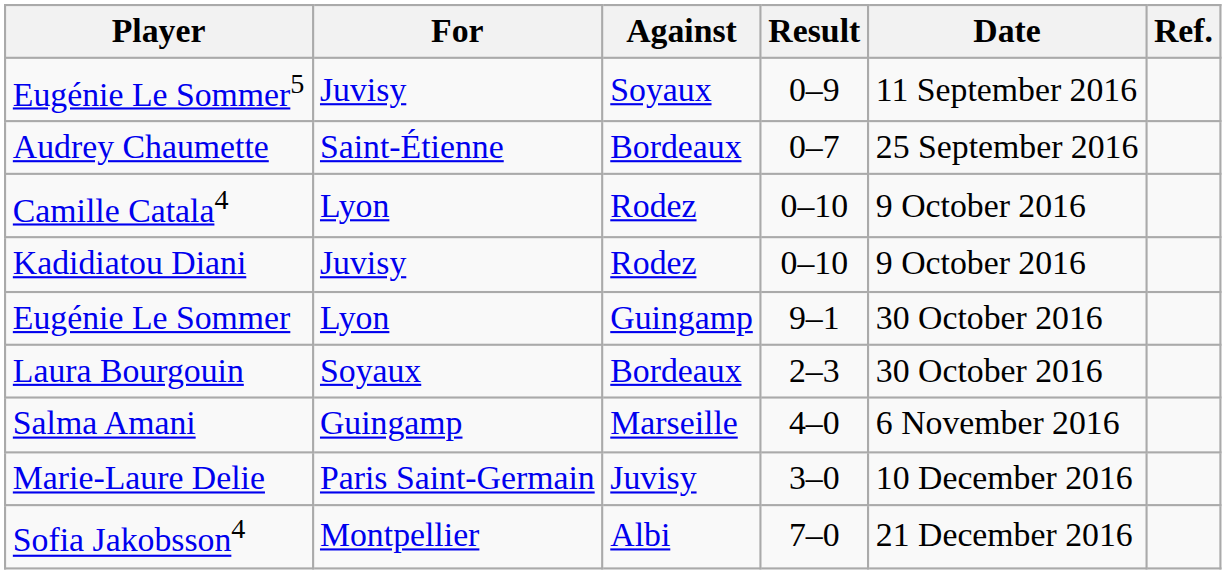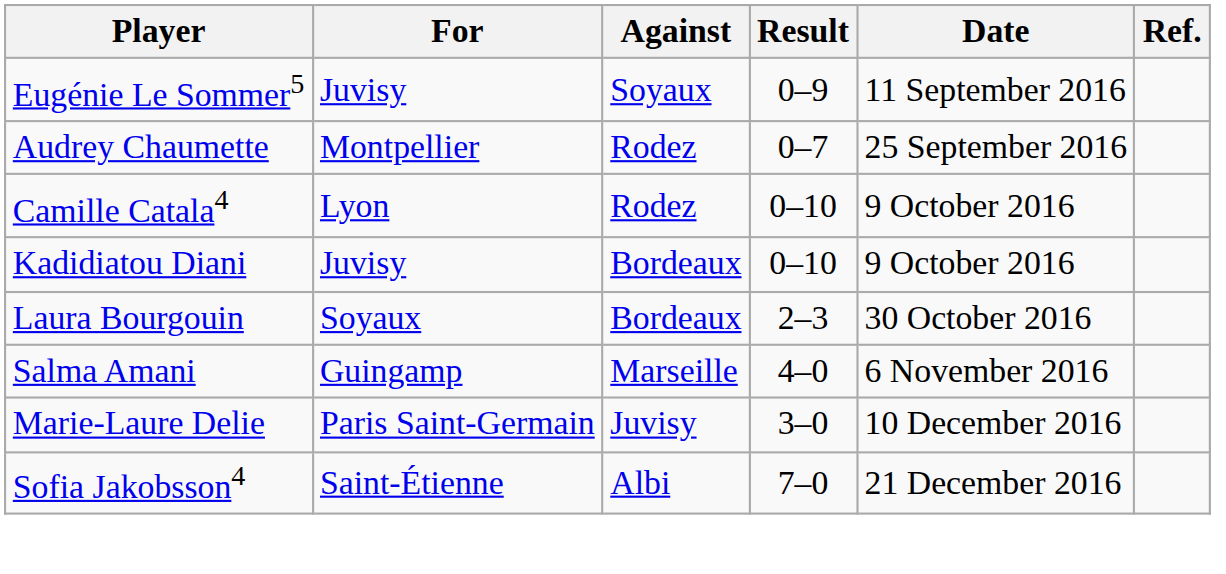(412, 147) Saint-Étienne -> (400, 147) Montpellier
(676, 147) Bordeaux -> (653, 147) Rodez
(653, 263) Rodez -> (676, 263) Bordeaux
- row: (152, 317)
(400, 535) Montpellier -> (412, 482) Saint-Étienne
